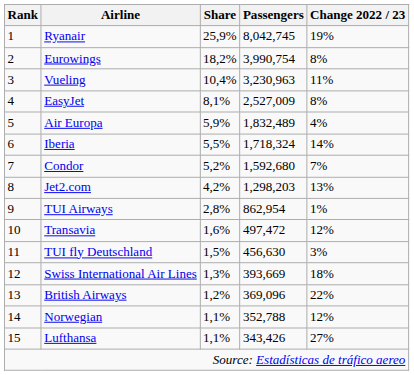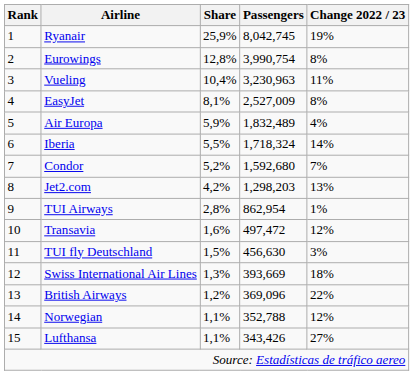(220, 57) 18,2% -> (220, 57) 12,8%
